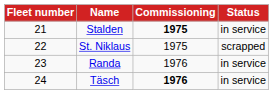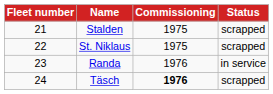(175, 30) bold -> (175, 30) normal
(243, 30) in service -> (243, 30) scrapped
(243, 81) in service -> (243, 81) scrapped
